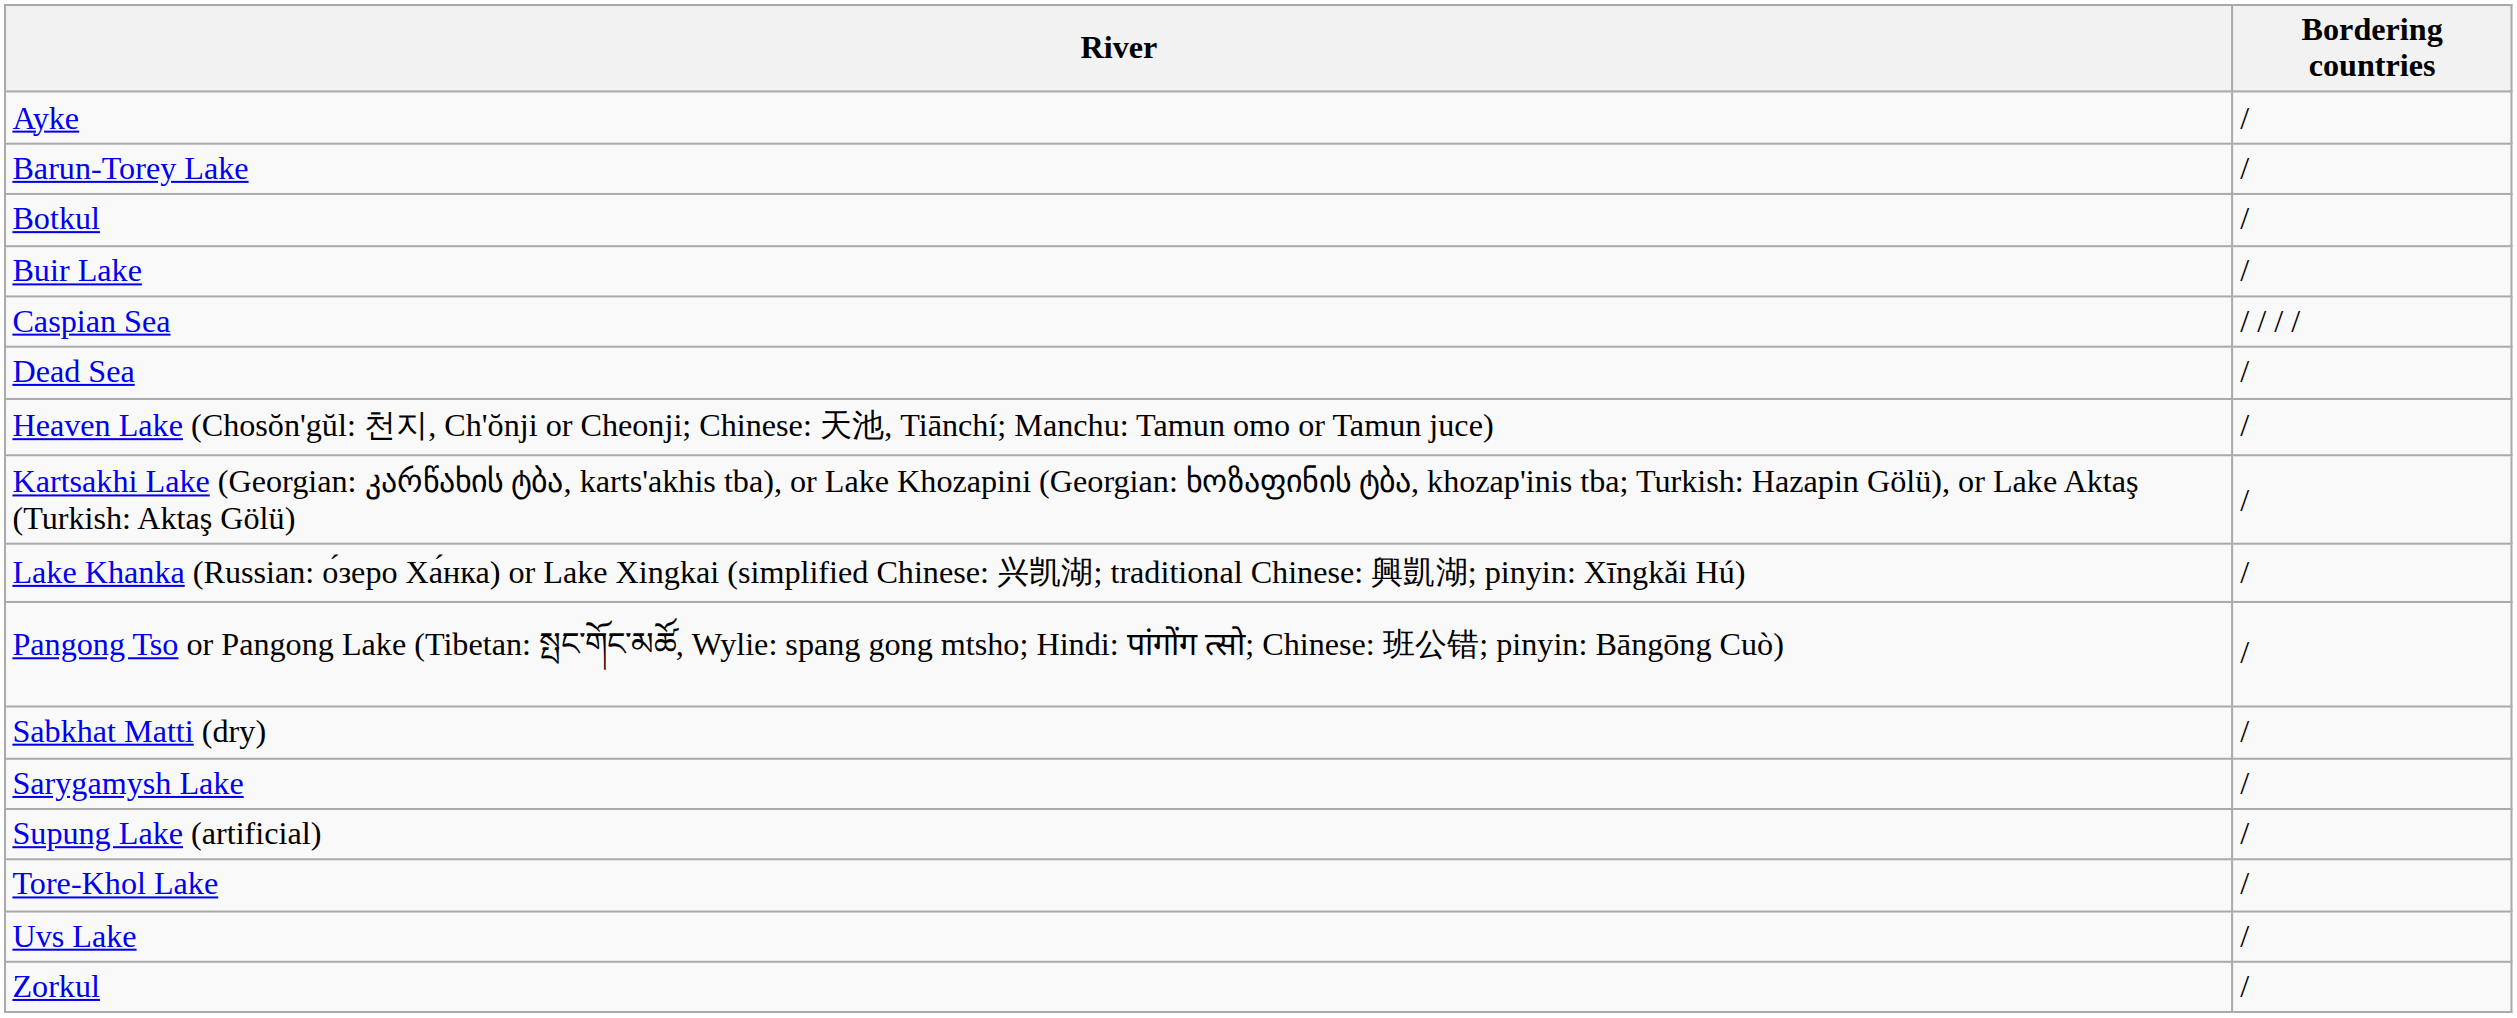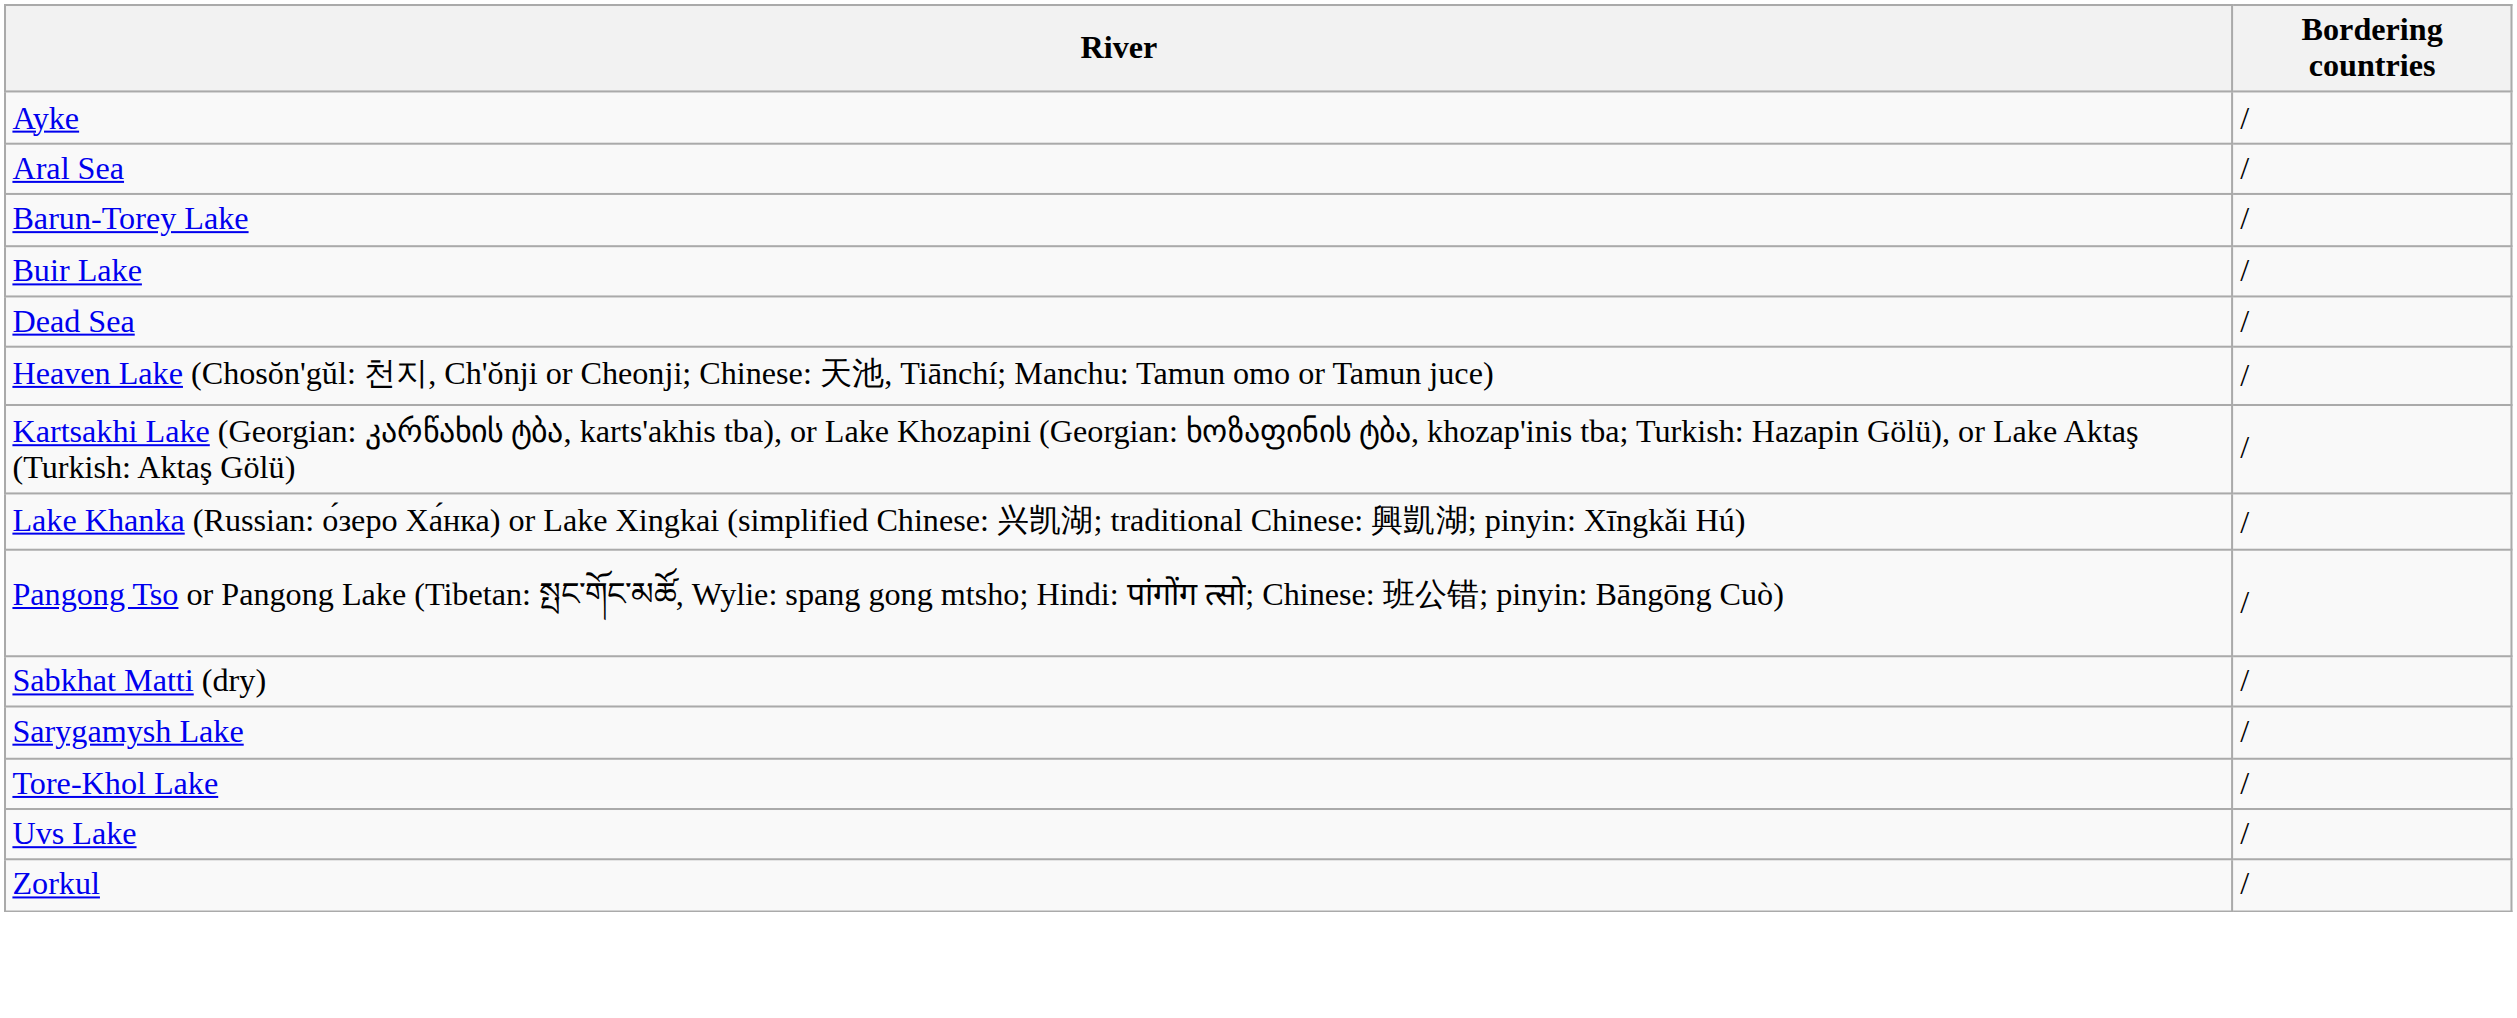+ row: (68, 168)
- row: (56, 219)
- row: (91, 321)
- row: (167, 833)
